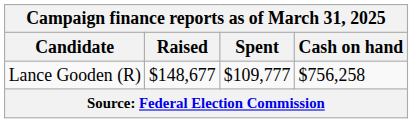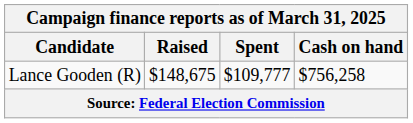(182, 74) $148,677 -> (182, 74) $148,675
